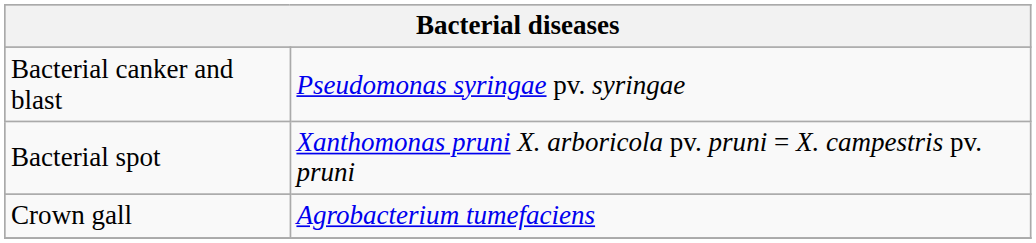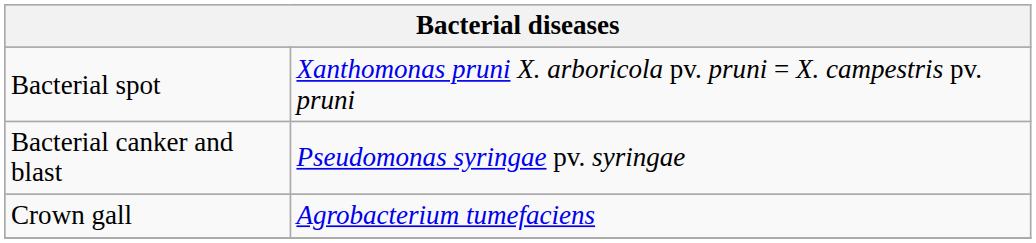rows swapped: (122, 84) <-> (86, 157)
